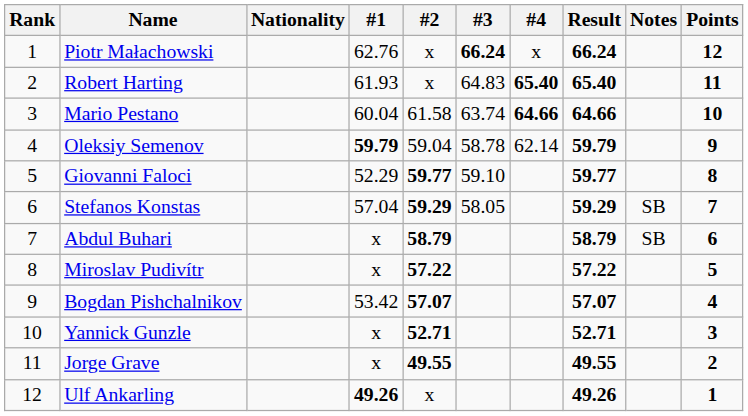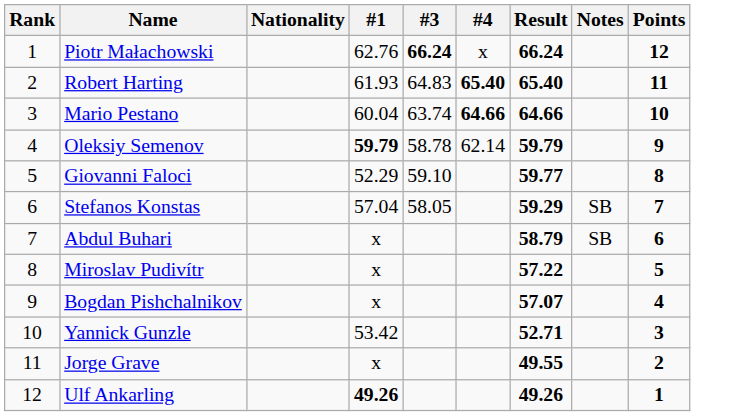- column: (430, 20)
(376, 301) 53.42 -> (376, 301) x
(376, 332) x -> (376, 332) 53.42
